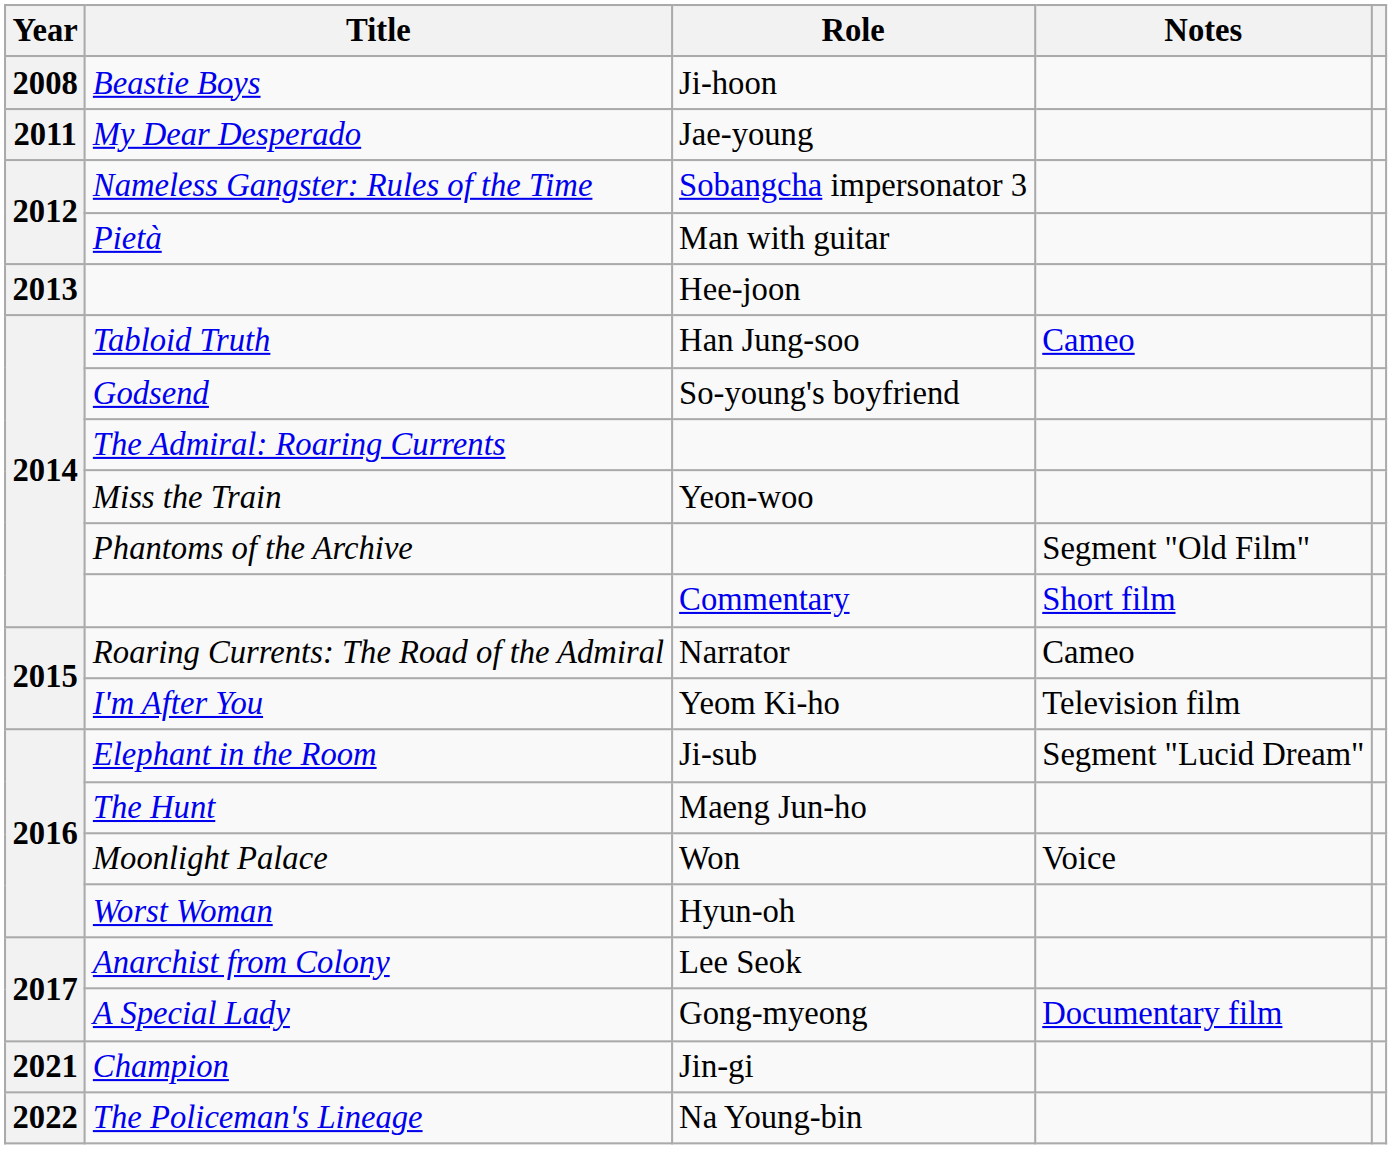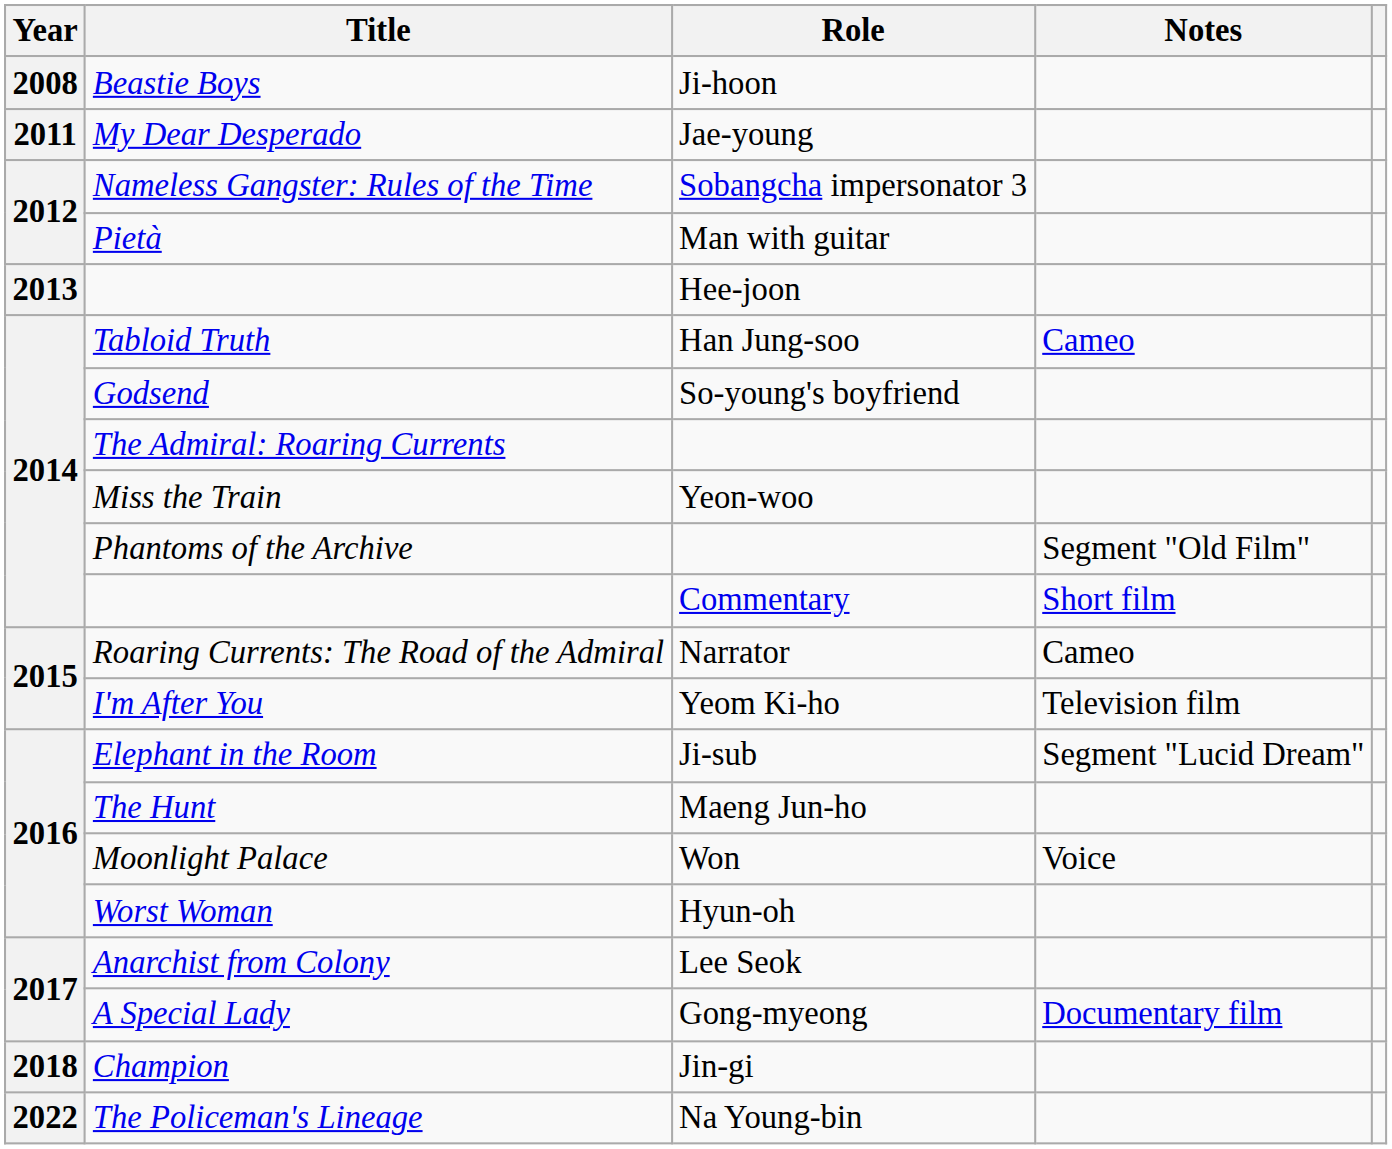(45, 1065) 2021 -> (45, 1065) 2018
